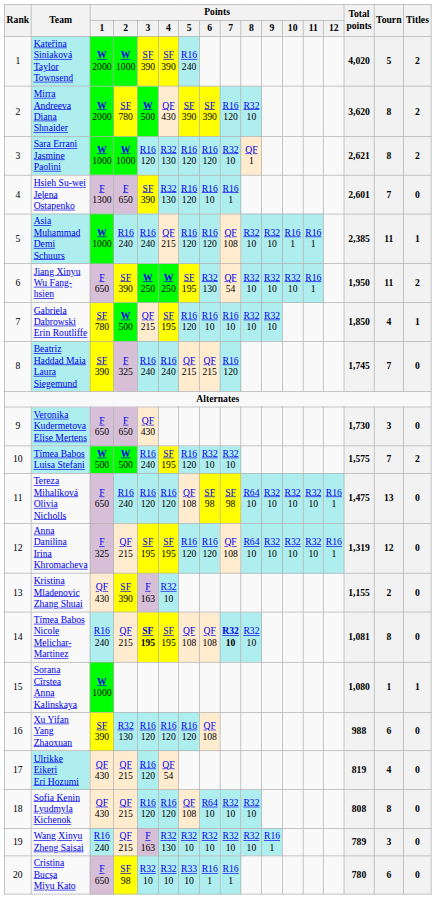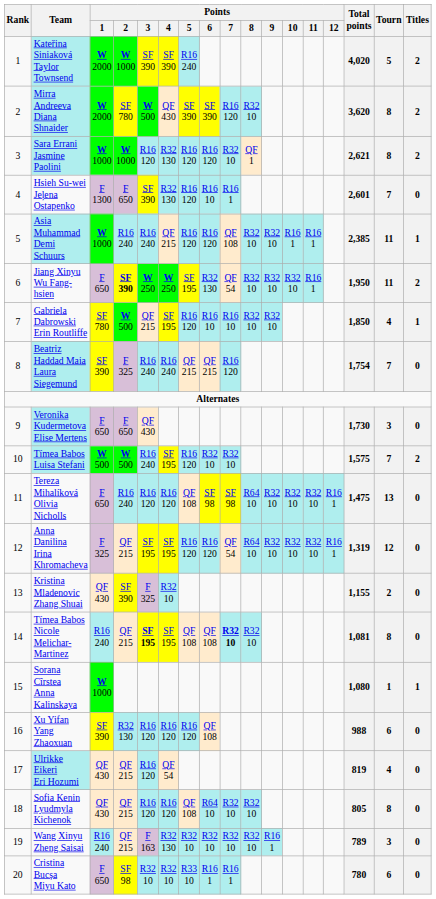(126, 283) normal -> (126, 283) bold
(359, 366) 1,745 -> (359, 366) 1,754
(231, 548) QF 108 -> (231, 548) QF 54
(148, 593) F 163 -> (148, 593) F 325
(359, 809) 808 -> (359, 809) 805
